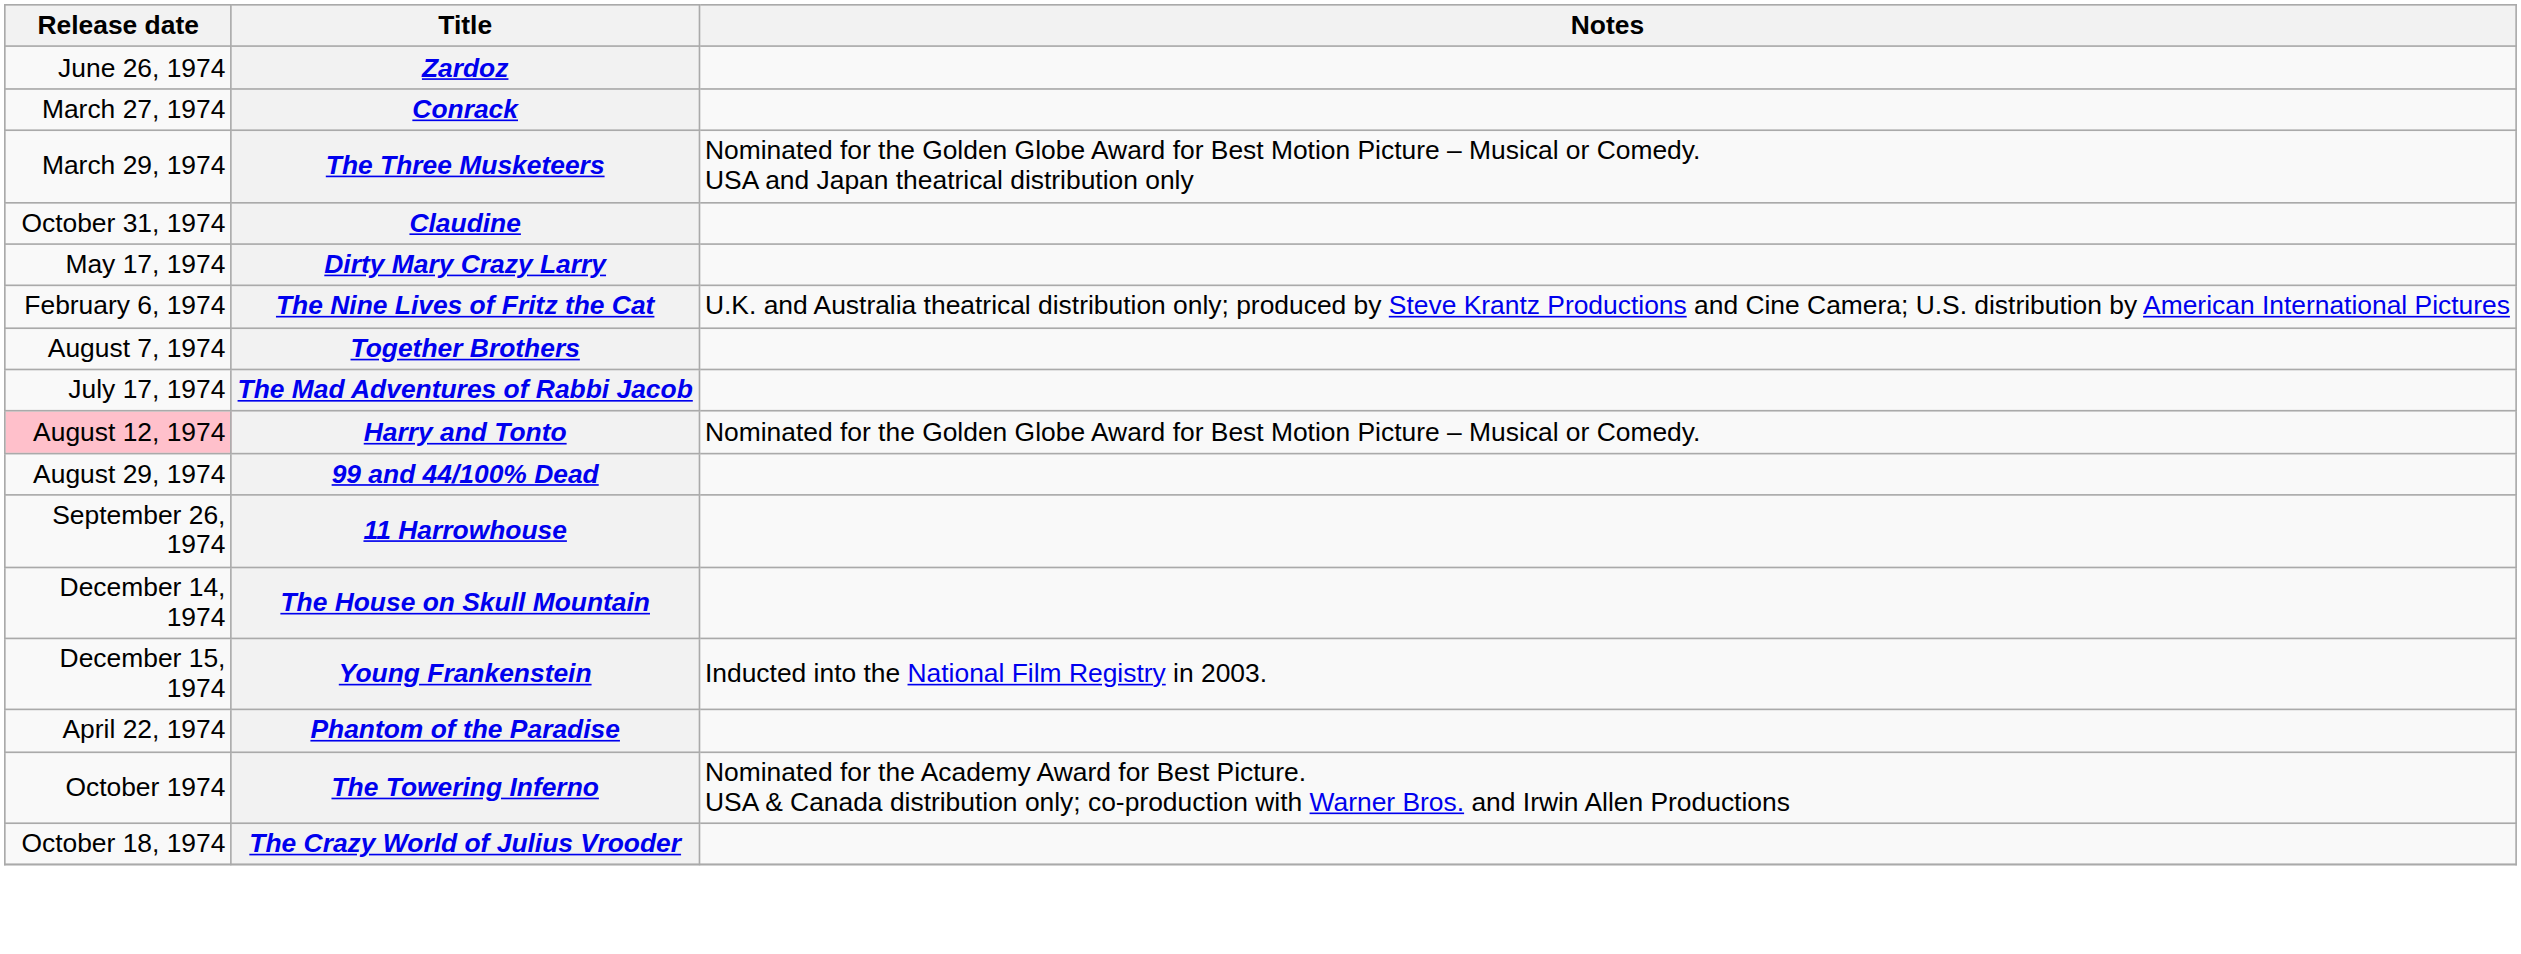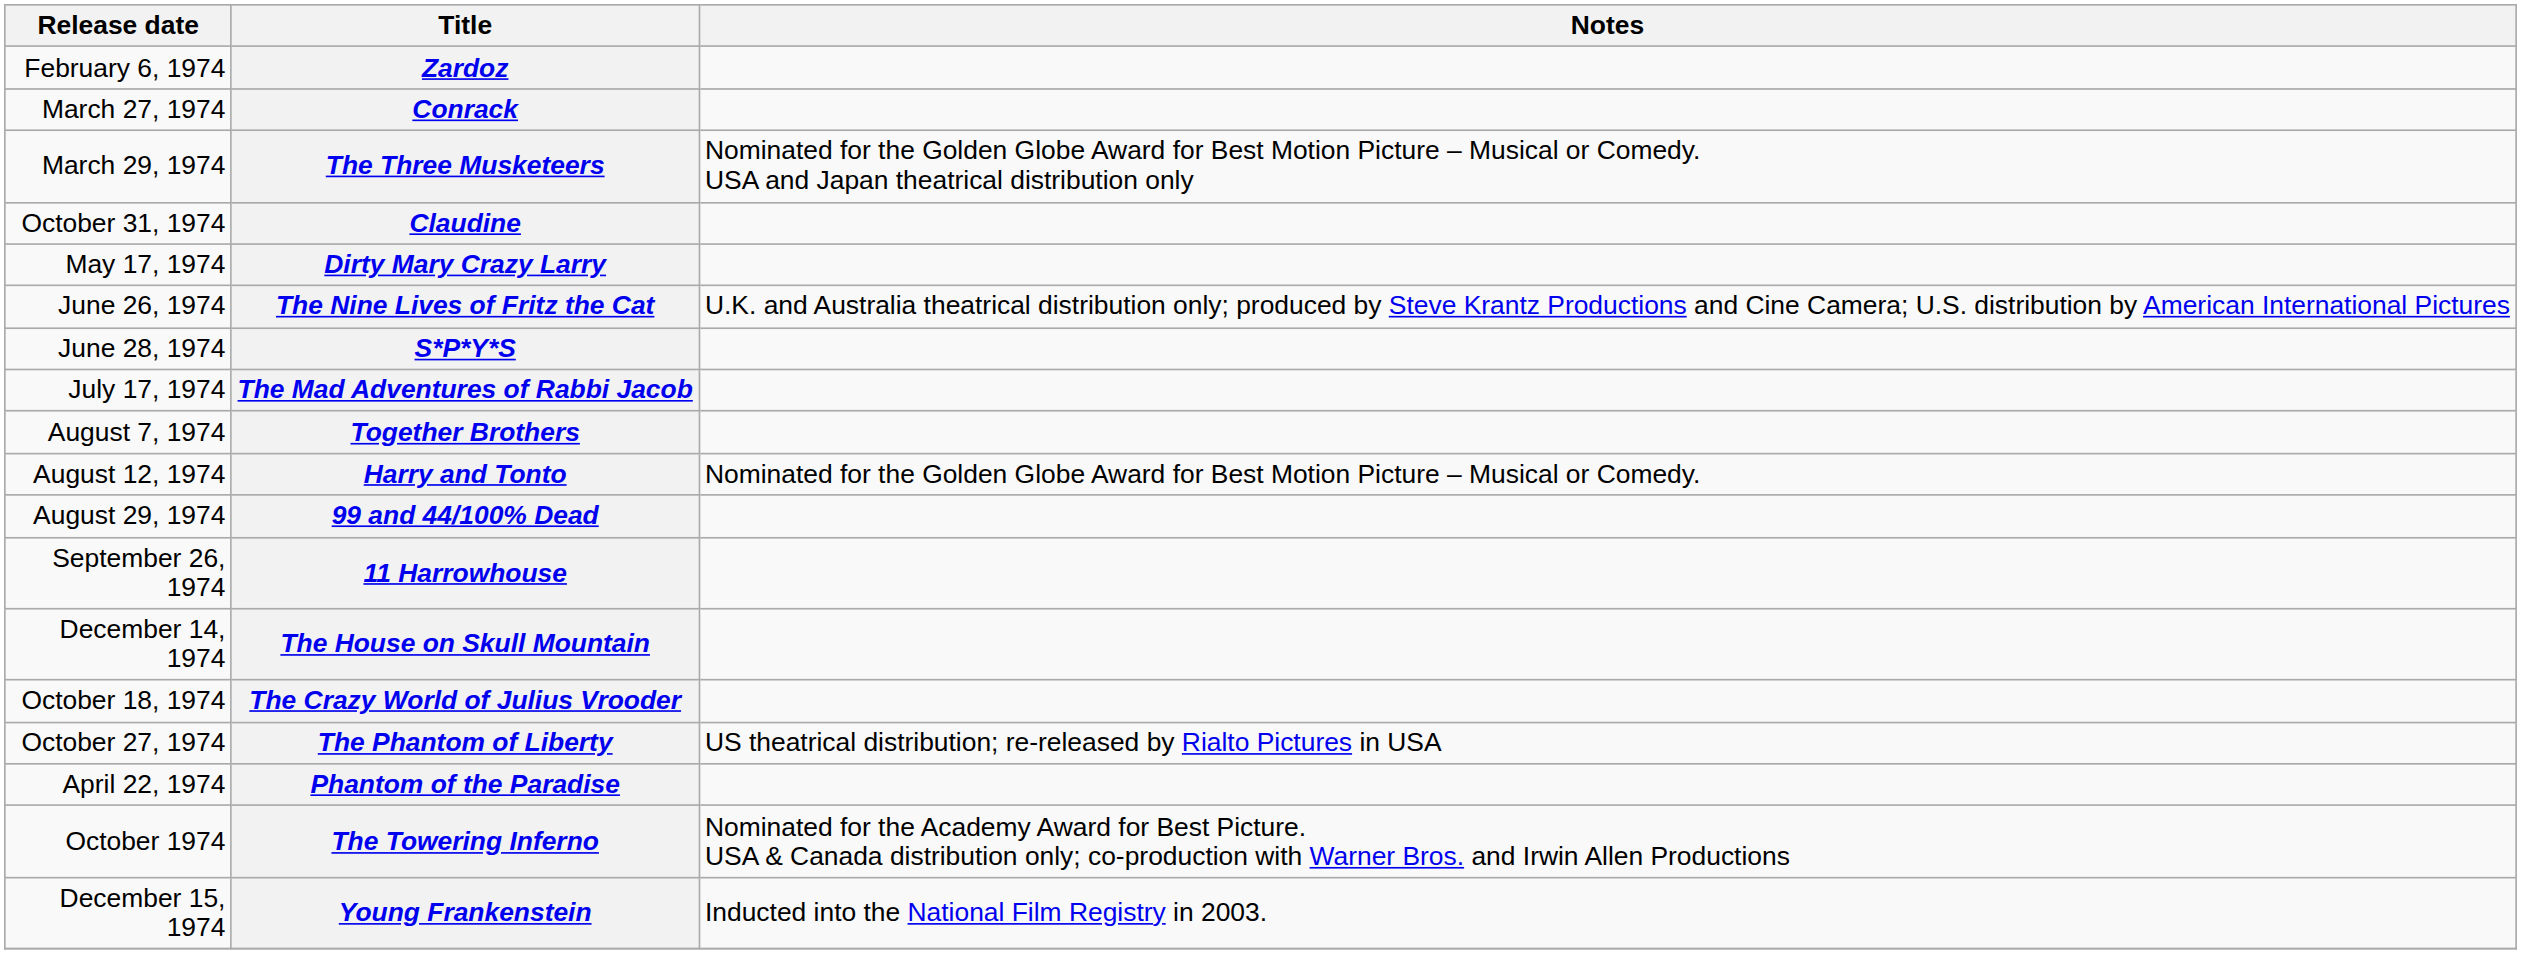(142, 67) June 26, 1974 -> (125, 67) February 6, 1974
(125, 306) February 6, 1974 -> (142, 306) June 26, 1974
+ row: (465, 348)
rows swapped: (465, 390) <-> (465, 348)
(129, 431) pink background -> (129, 473) no background
rows swapped: (465, 843) <-> (465, 673)
+ row: (465, 742)
